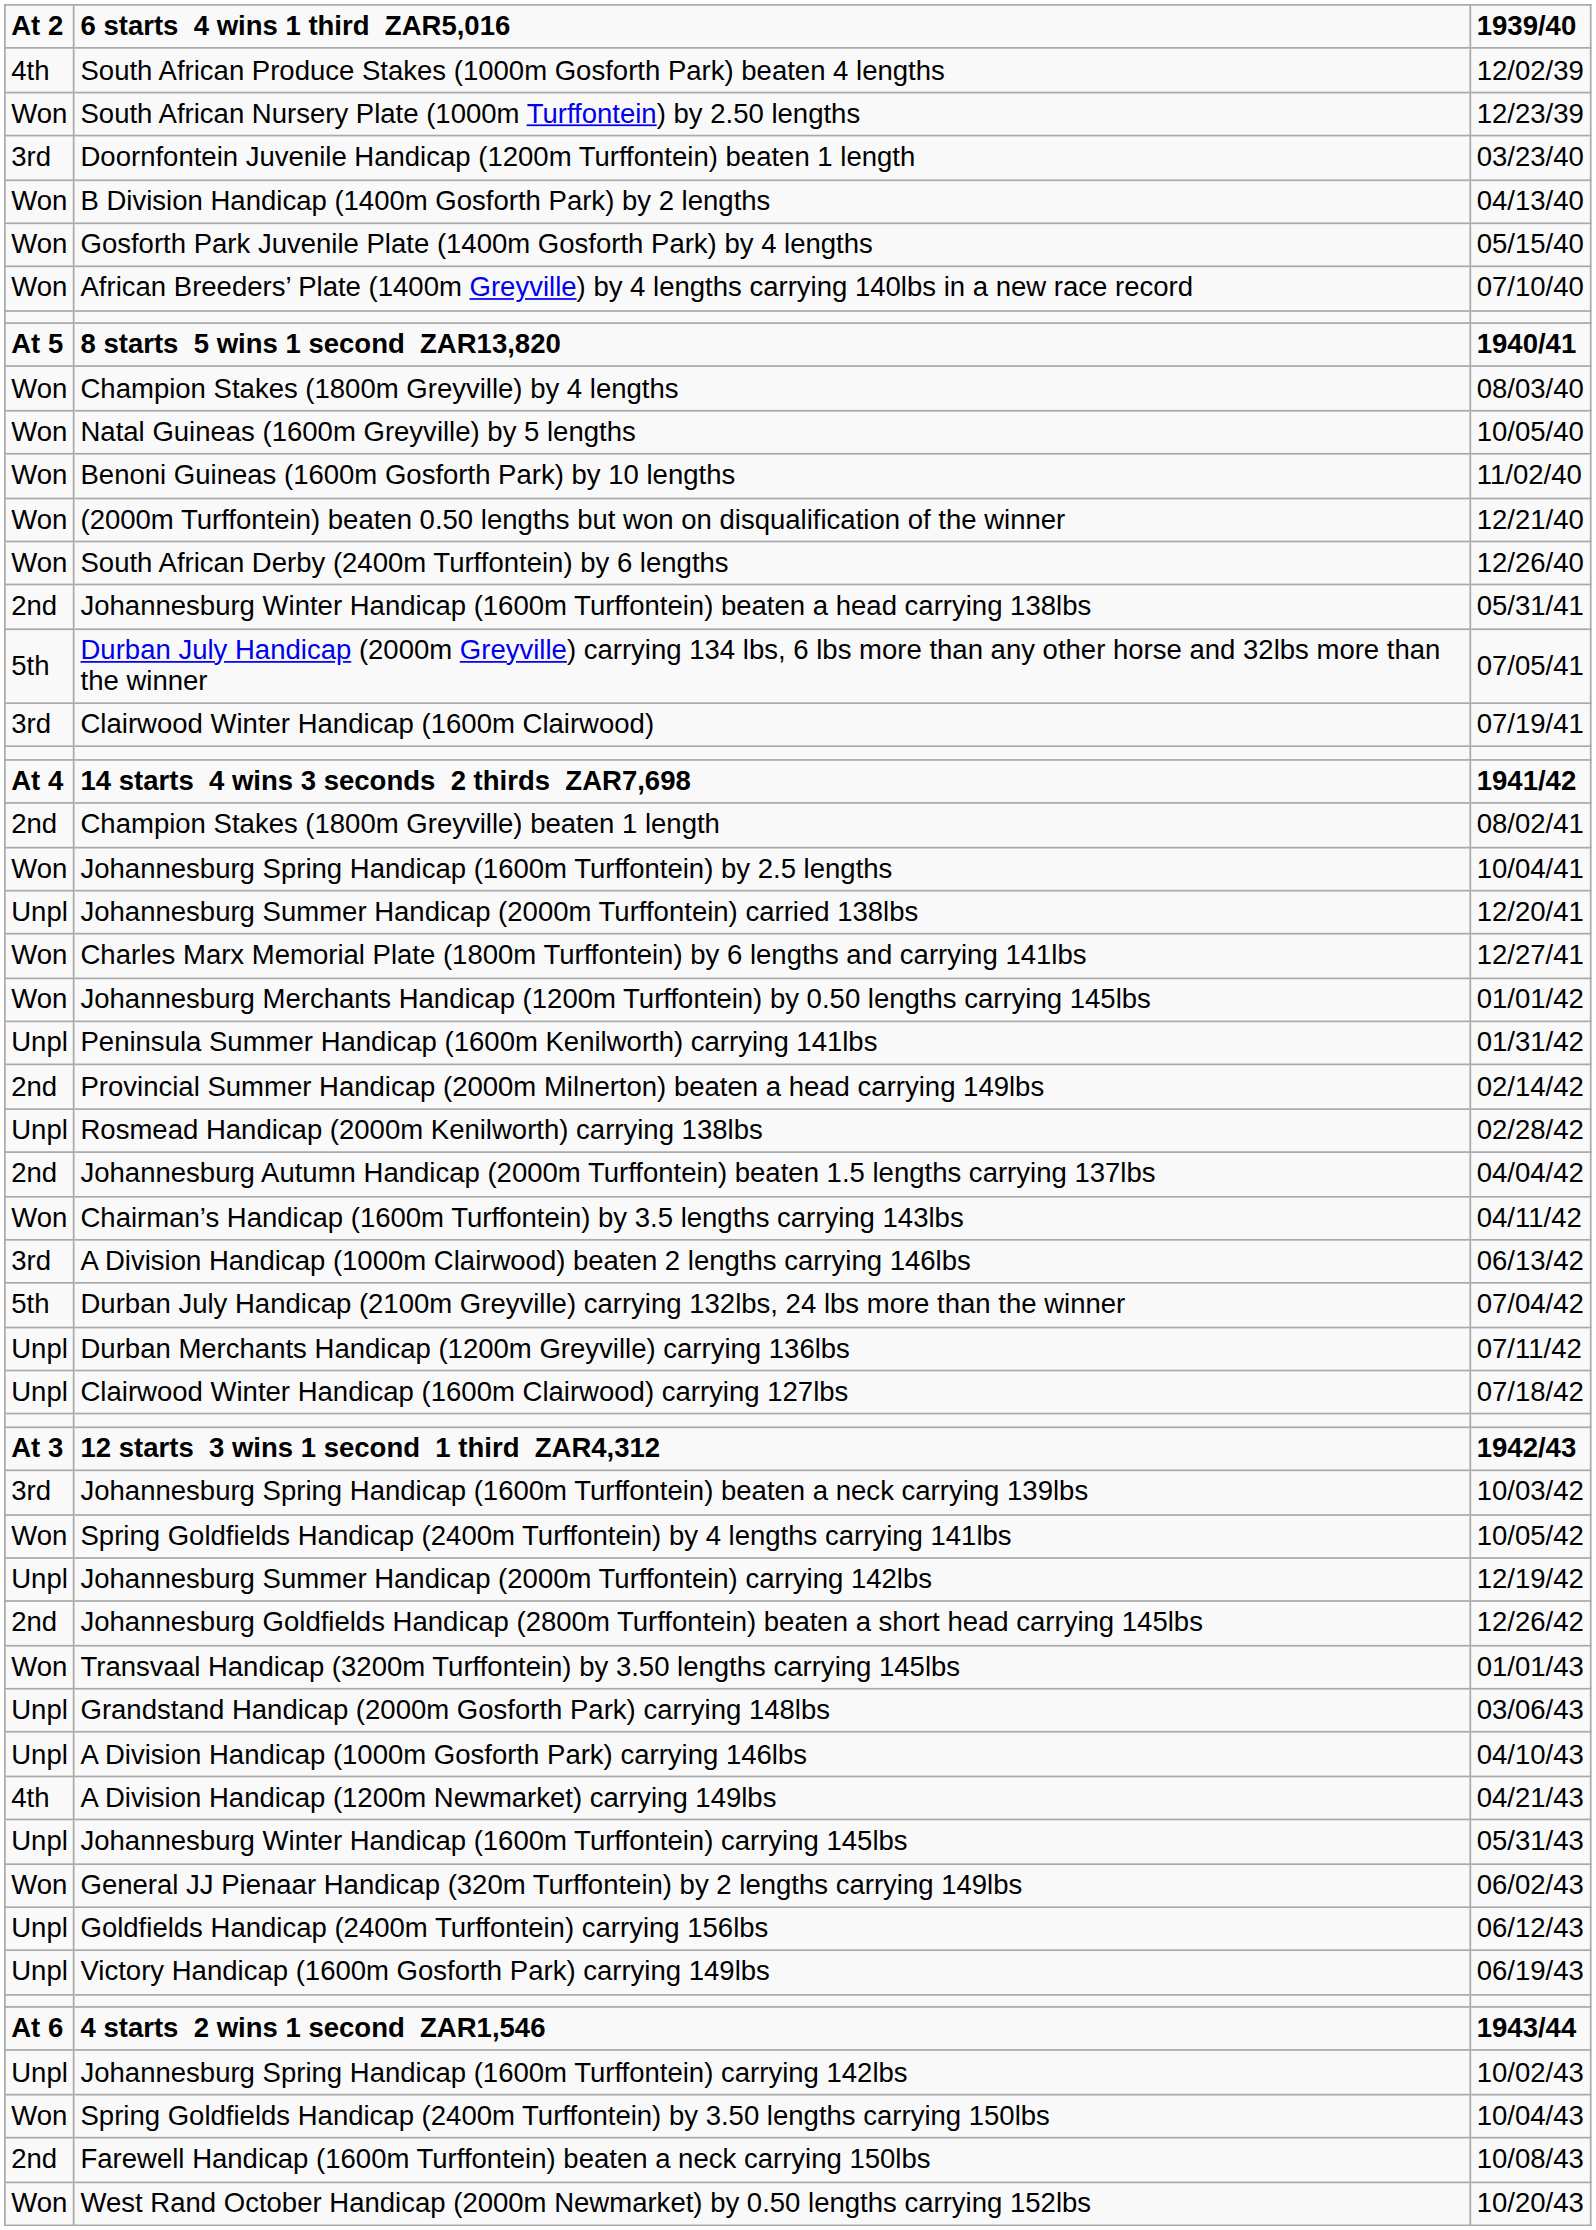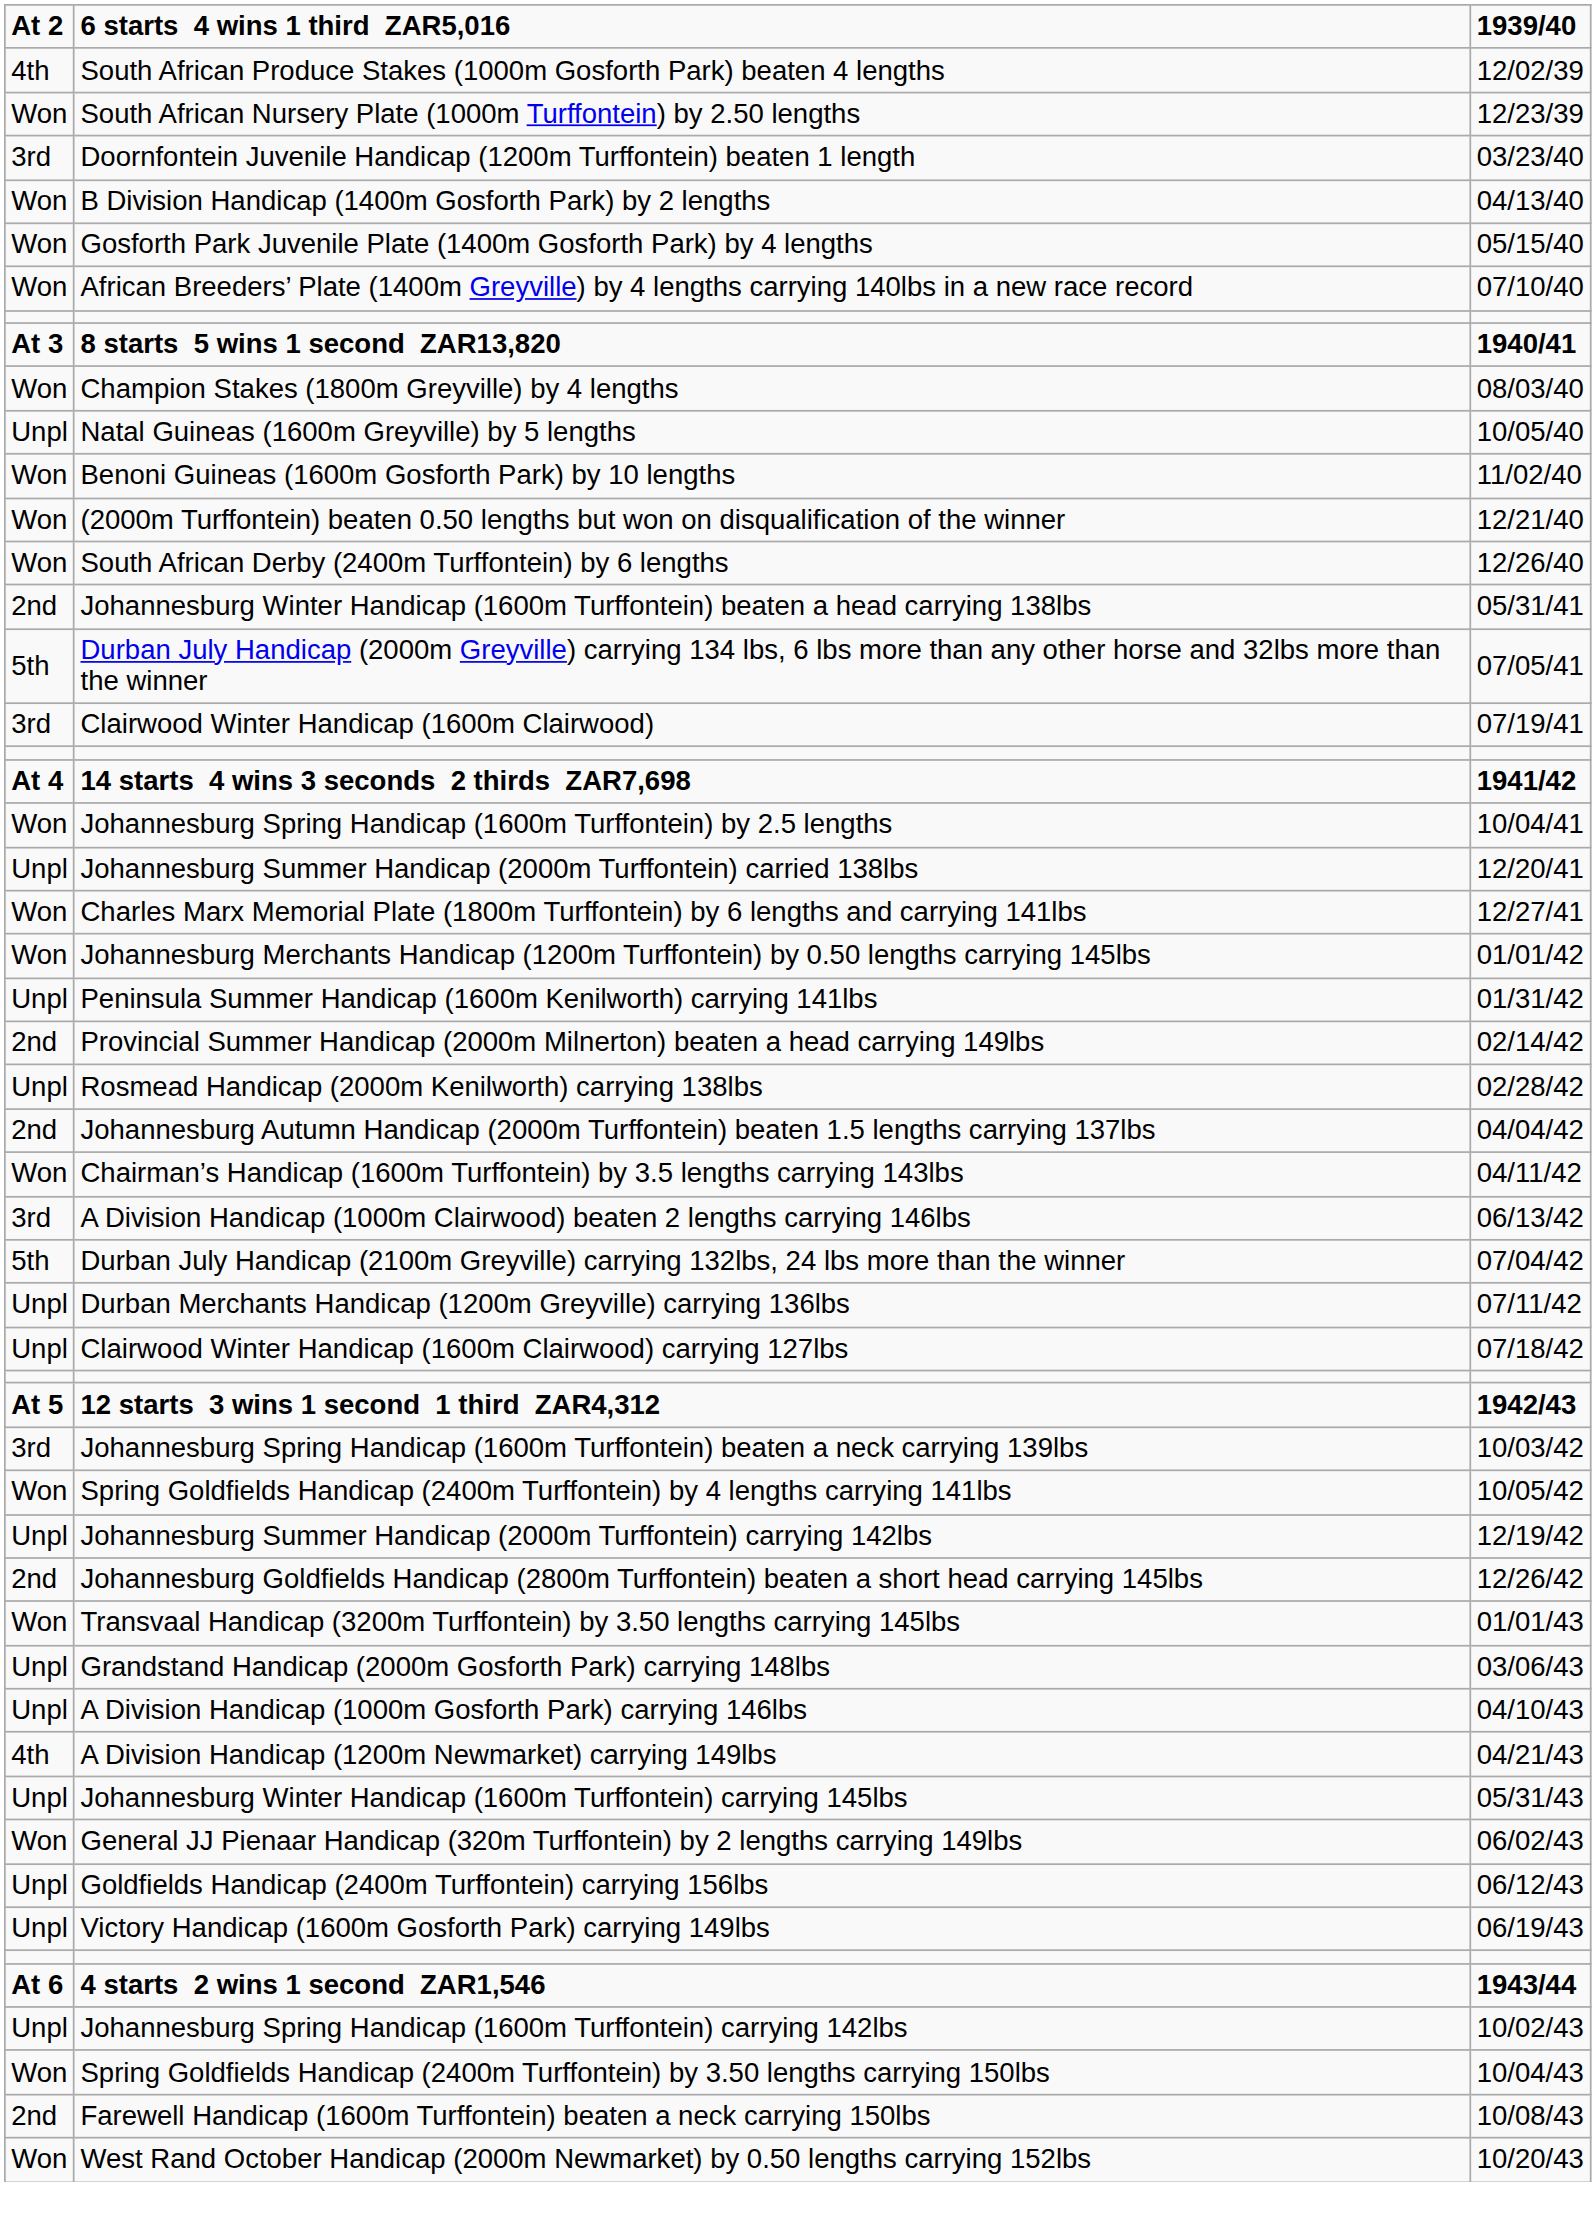(37, 344) At 5 -> (37, 344) At 3
(39, 431) Won -> (40, 431) Unpl
- row: (400, 824)
(37, 1448) At 3 -> (37, 1404) At 5
